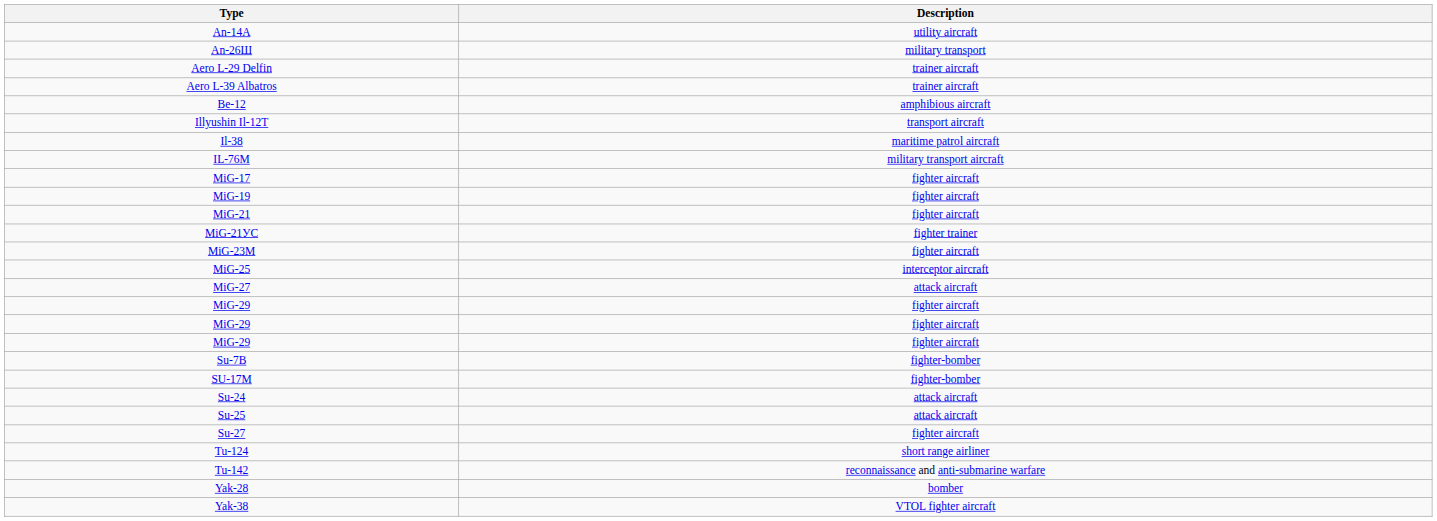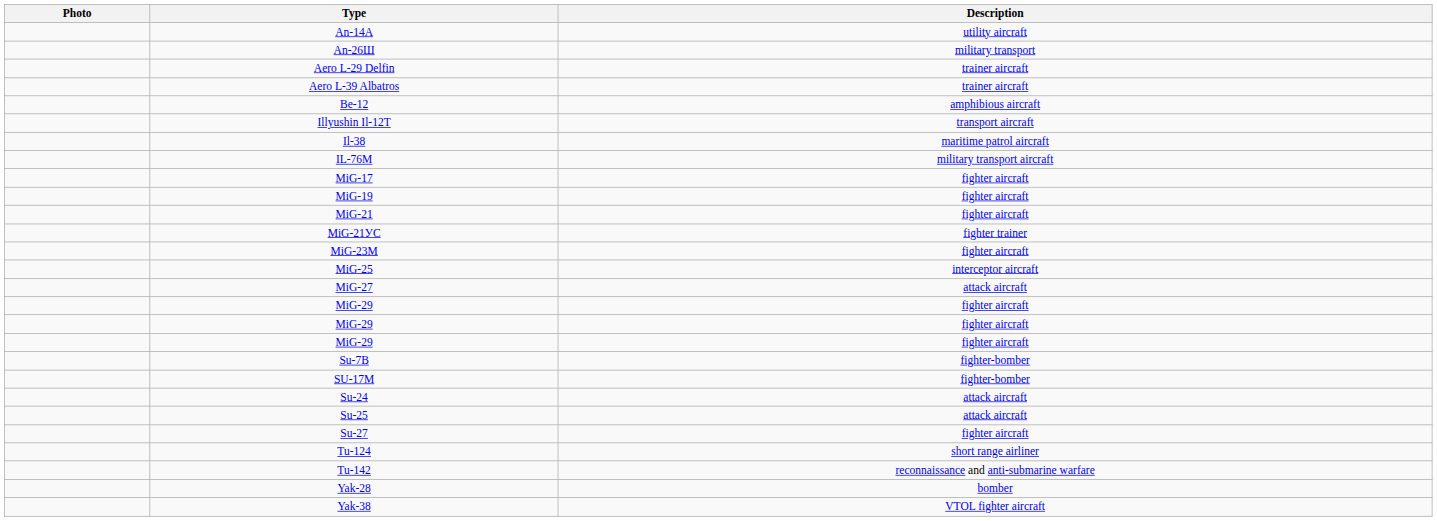+ column: (77, 13)
